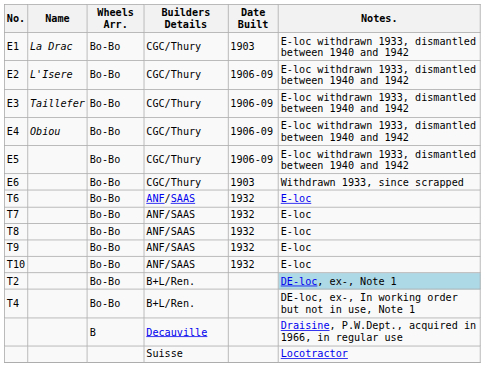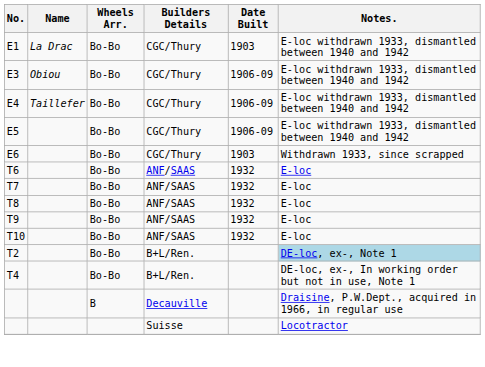- row: (13, 75)
(57, 103) Taillefer -> (45, 75) Obiou
(45, 131) Obiou -> (57, 103) Taillefer
